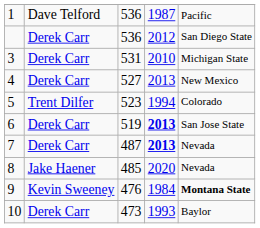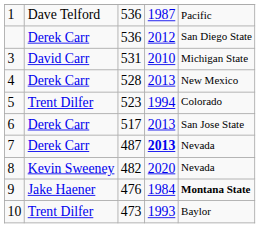(58, 59) Derek Carr -> (58, 59) David Carr
(131, 80) 527 -> (131, 80) 528
(131, 124) 519 -> (131, 124) 517
(162, 124) bold -> (162, 124) normal
(62, 168) Jake Haener -> (71, 168) Kevin Sweeney
(131, 168) 485 -> (131, 168) 482
(71, 189) Kevin Sweeney -> (62, 189) Jake Haener
(58, 211) Derek Carr -> (61, 211) Trent Dilfer
